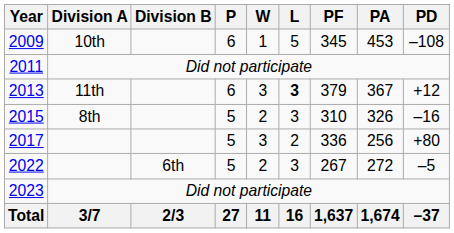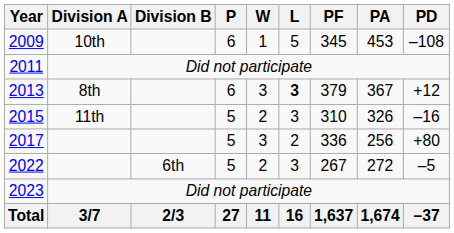(90, 91) 11th -> (90, 91) 8th
(90, 116) 8th -> (90, 116) 11th
